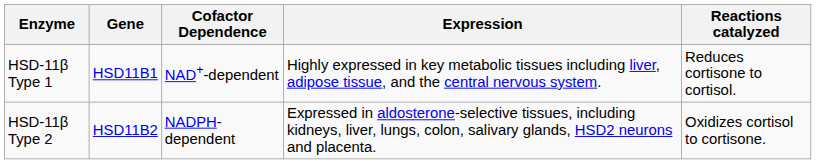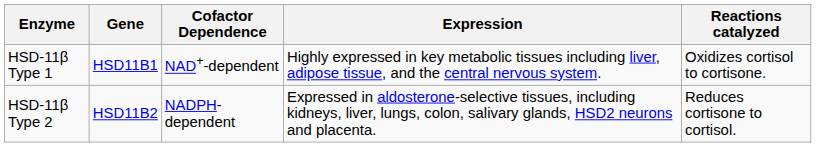(724, 73) Reduces cortisone to cortisol. -> (739, 65) Oxidizes cortisol to cortisone.
(739, 130) Oxidizes cortisol to cortisone. -> (724, 113) Reduces cortisone to cortisol.
